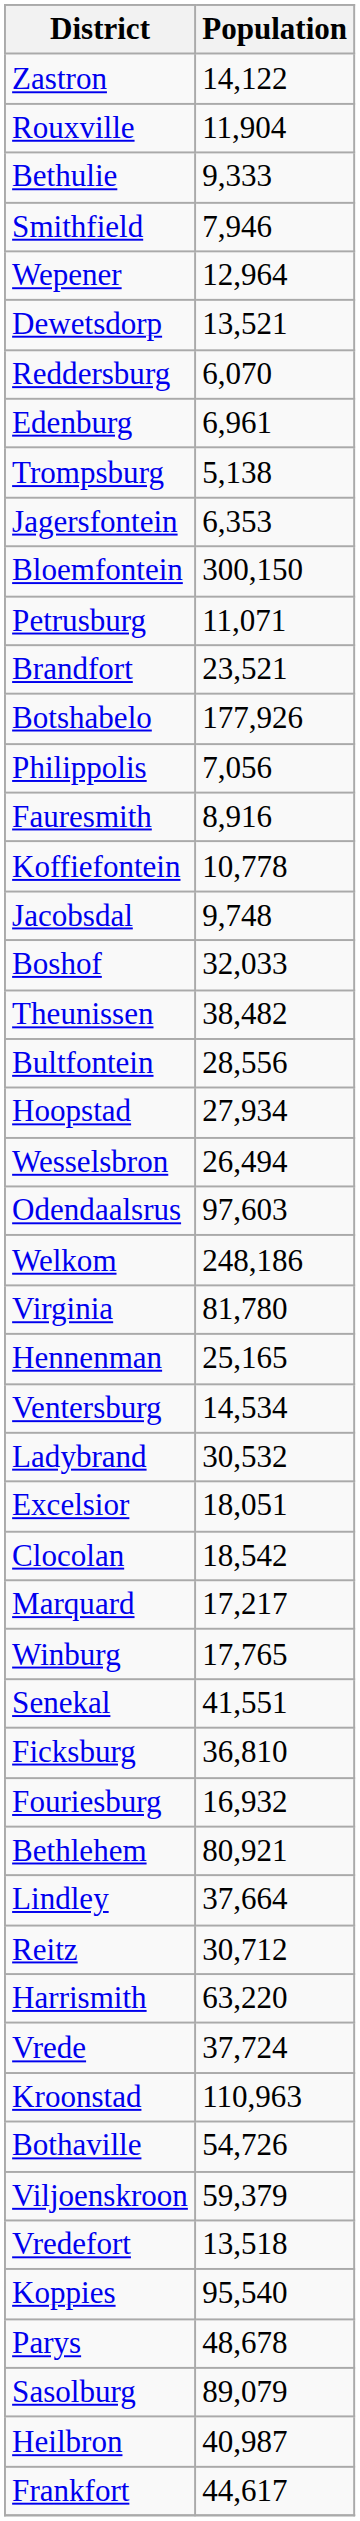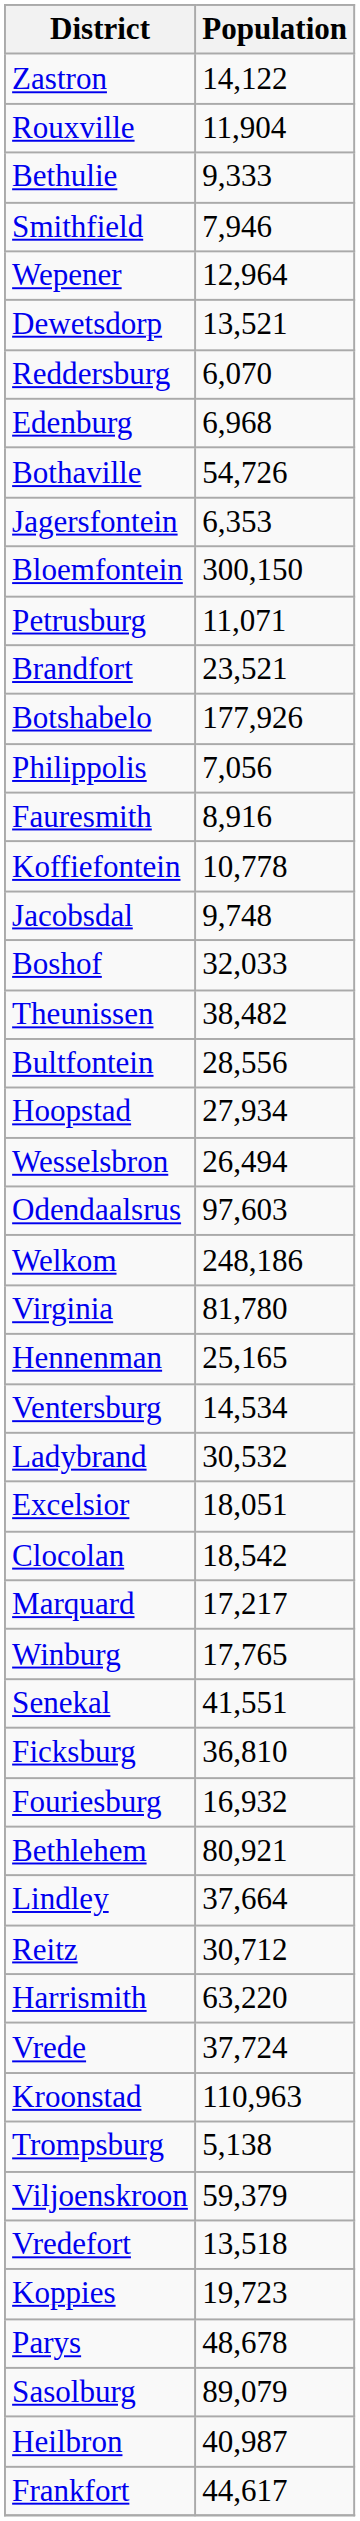(237, 422) 6,961 -> (237, 422) 6,968
rows swapped: (88, 472) <-> (77, 2145)
(245, 2293) 95,540 -> (245, 2293) 19,723
